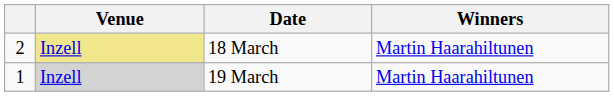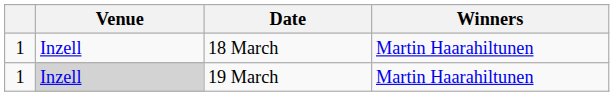(20, 47) 2 -> (20, 47) 1
(61, 47) khaki background -> (61, 47) no background
